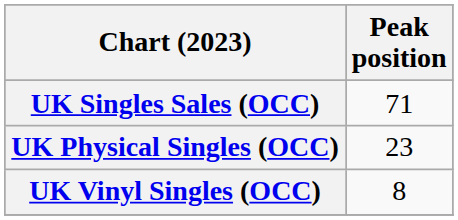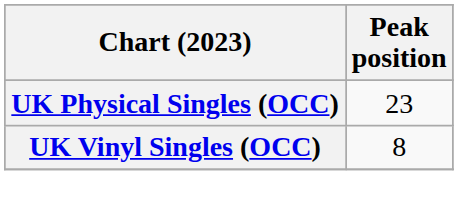- row: (175, 102)
